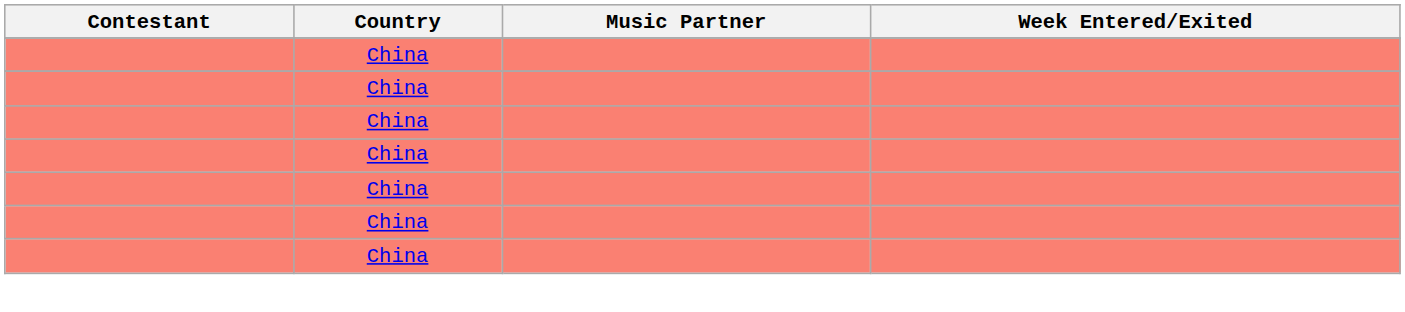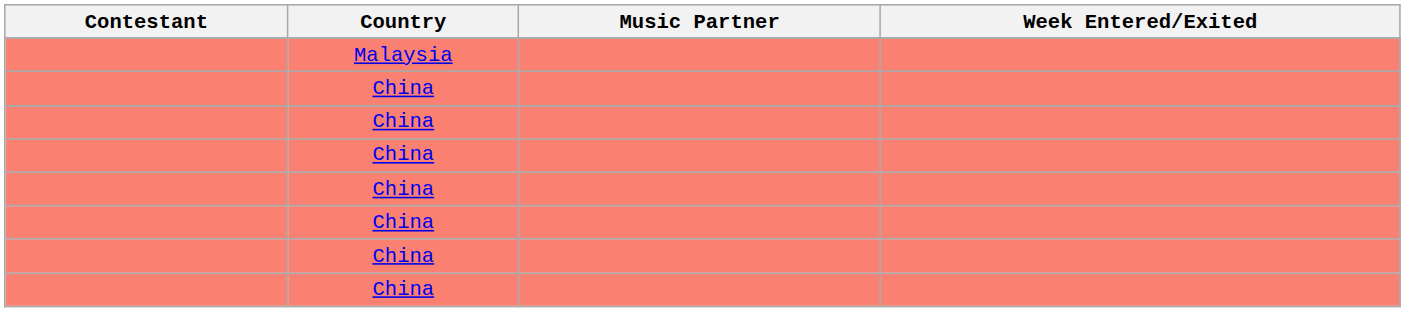+ row: (146, 55)
